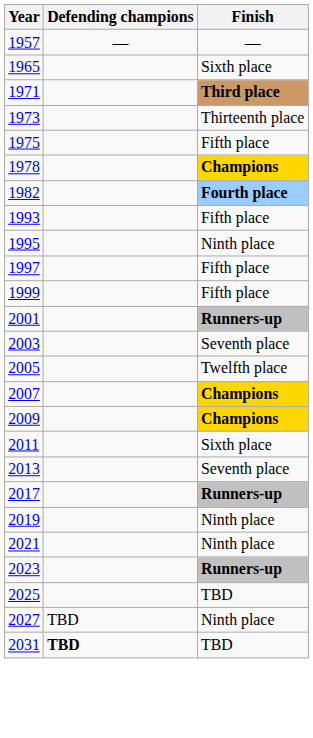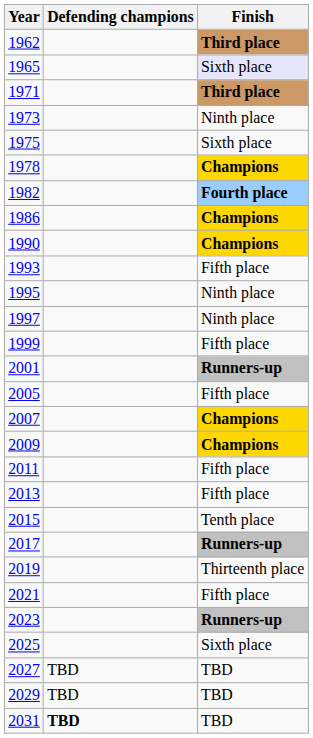- row: (24, 42)
+ row: (24, 42)
(236, 67) no background -> (236, 67) lavender background
(253, 117) Thirteenth place -> (238, 117) Ninth place
(235, 142) Fifth place -> (236, 142) Sixth place
+ row: (24, 218)
+ row: (24, 243)
(235, 268) Fifth place -> (238, 318) Ninth place
- row: (24, 343)
(244, 368) Twelfth place -> (235, 393) Fifth place
(236, 444) Sixth place -> (235, 469) Fifth place
(245, 469) Seventh place -> (235, 494) Fifth place
+ row: (24, 519)
(238, 519) Ninth place -> (253, 569) Thirteenth place
(238, 544) Ninth place -> (235, 594) Fifth place
(217, 594) TBD -> (236, 645) Sixth place
(238, 619) Ninth place -> (217, 670) TBD
+ row: (24, 695)
